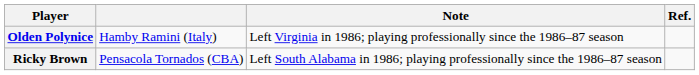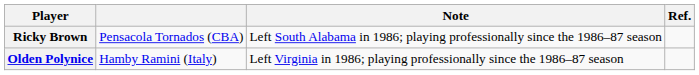rows swapped: (50, 59) <-> (50, 37)
